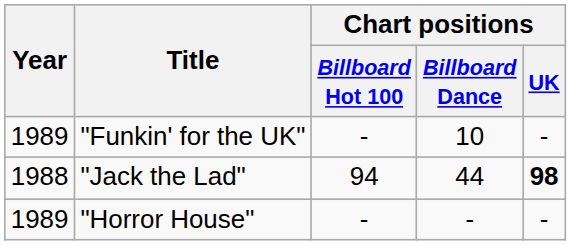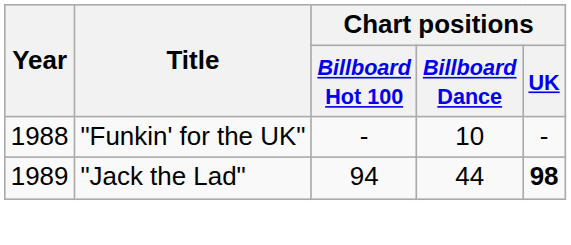(40, 136) 1989 -> (40, 136) 1988
(40, 177) 1988 -> (40, 177) 1989
- row: (167, 218)
